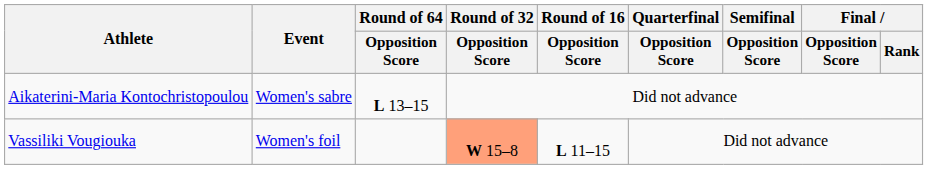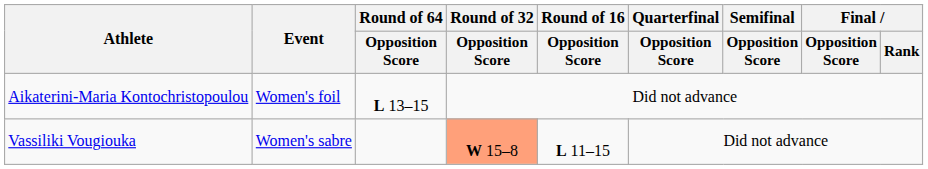(304, 96) Women's sabre -> (298, 96) Women's foil
(298, 141) Women's foil -> (304, 141) Women's sabre
